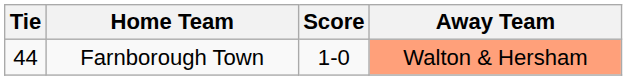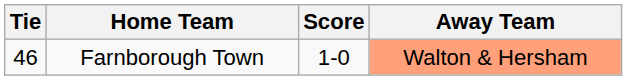(26, 57) 44 -> (26, 57) 46
